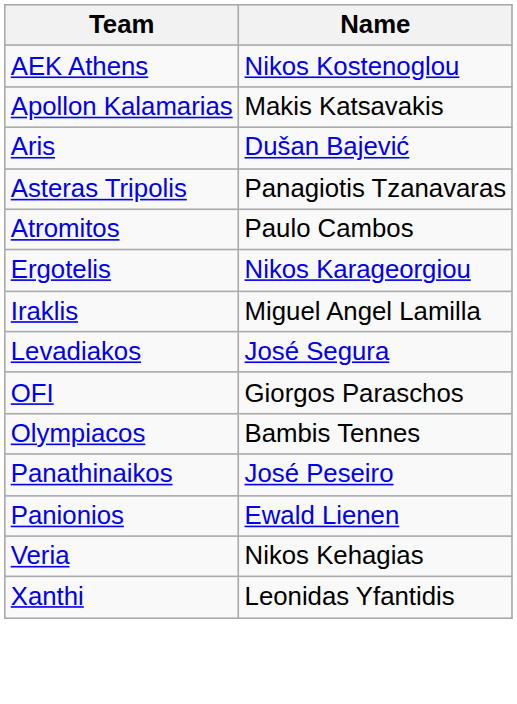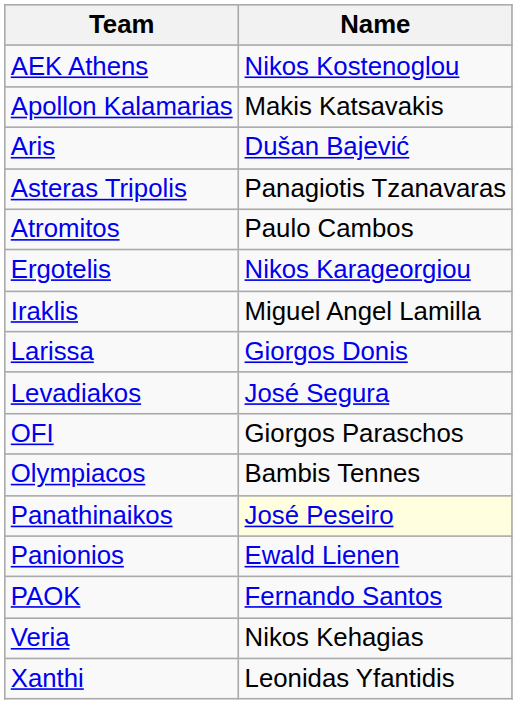+ row: (52, 351)
(319, 474) no background -> (319, 515) lightyellow background
+ row: (46, 596)
